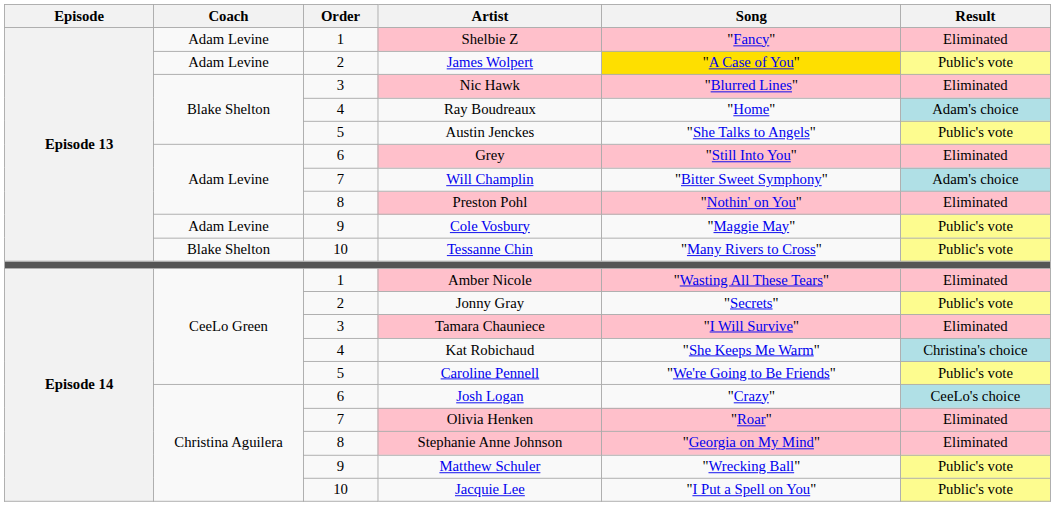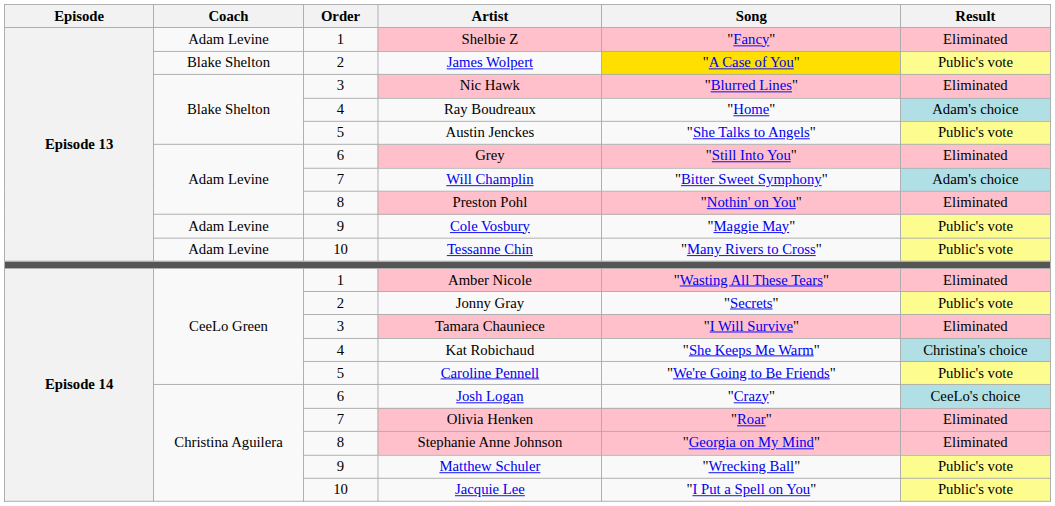(229, 62) Adam Levine -> (229, 62) Blake Shelton
(229, 249) Blake Shelton -> (229, 249) Adam Levine
